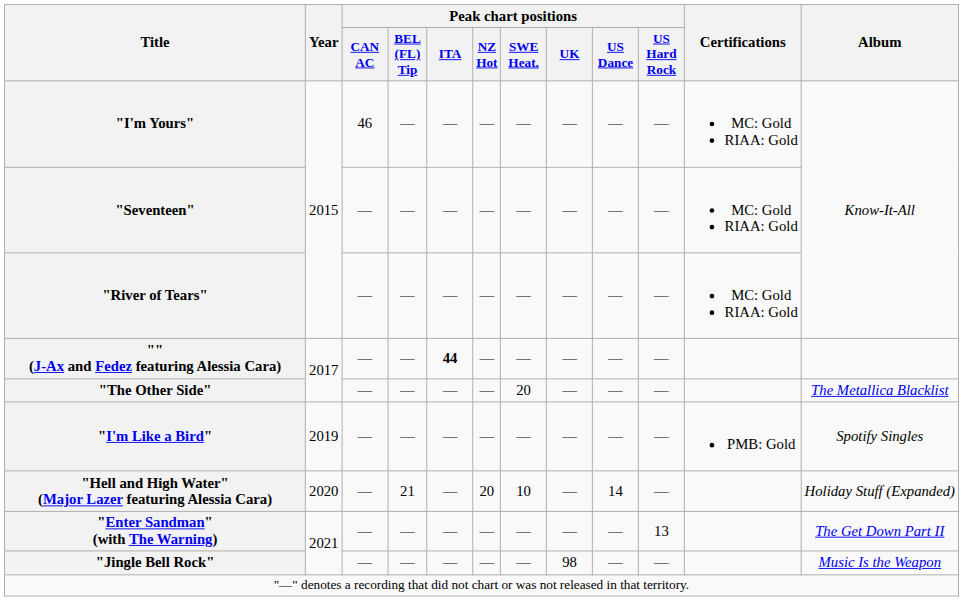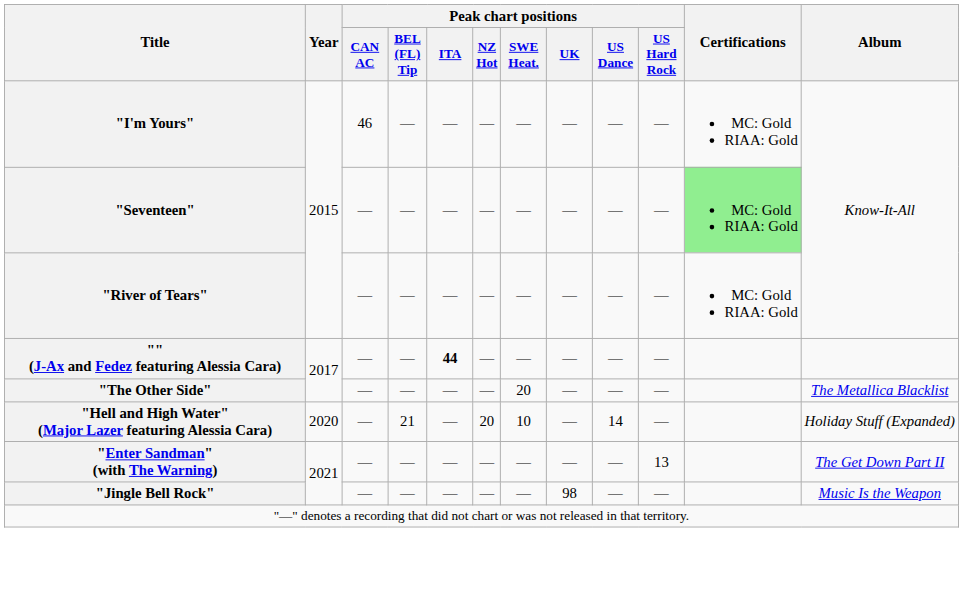(743, 218) no background -> (743, 218) lightgreen background
- row: (155, 436)
